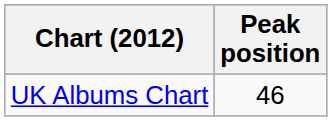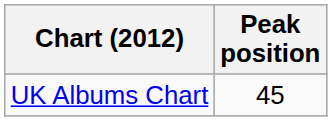(270, 94) 46 -> (270, 94) 45
